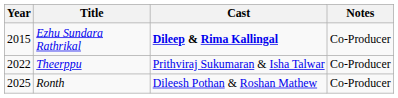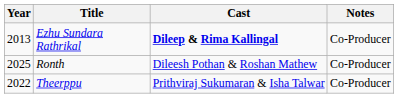(19, 39) 2015 -> (19, 39) 2013
rows swapped: (59, 64) <-> (50, 83)
